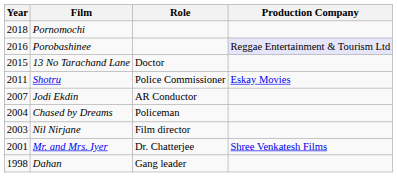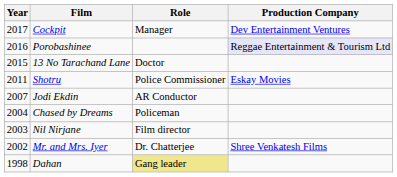- row: (59, 29)
+ row: (49, 29)
(17, 146) 2001 -> (17, 146) 2002
(161, 163) no background -> (161, 163) khaki background
